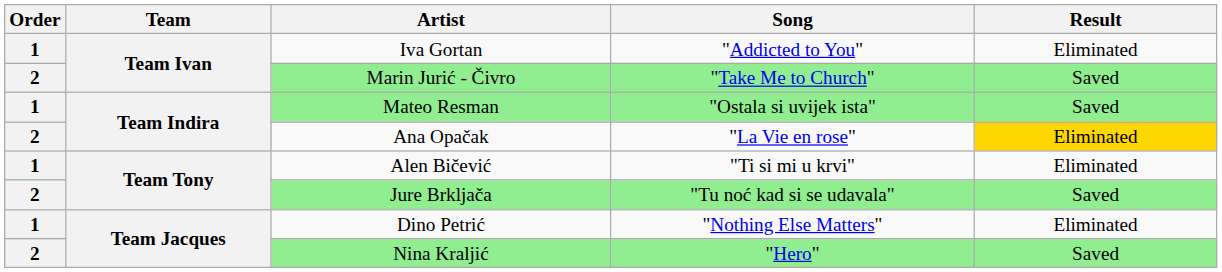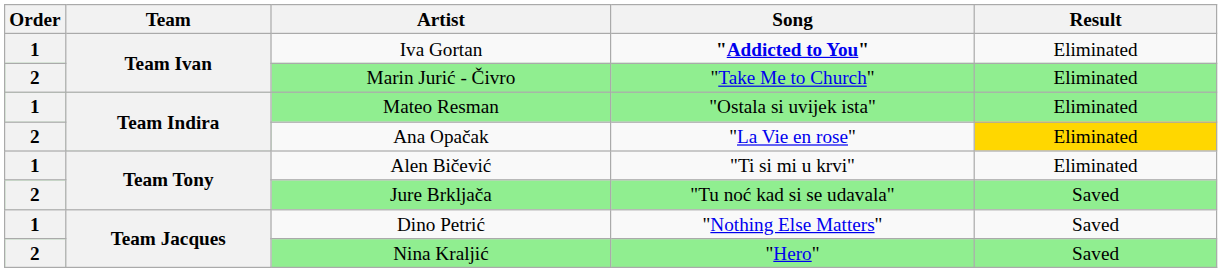(793, 48) normal -> (793, 48) bold
(1096, 78) Saved -> (1096, 78) Eliminated
(1096, 107) Saved -> (1096, 107) Eliminated
(1096, 224) Eliminated -> (1096, 224) Saved
